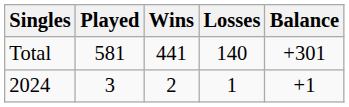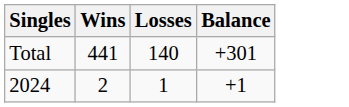- column: (110, 20)
